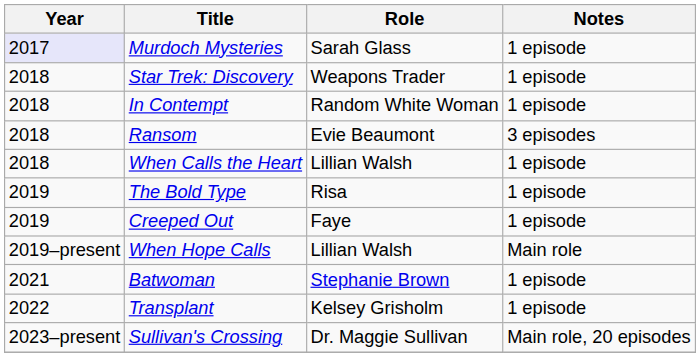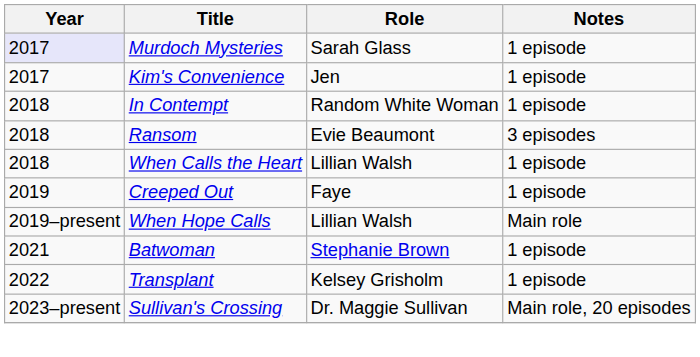+ row: (207, 76)
- row: (211, 76)
- row: (187, 192)
